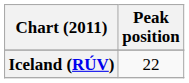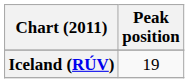(151, 63) 22 -> (151, 63) 19
